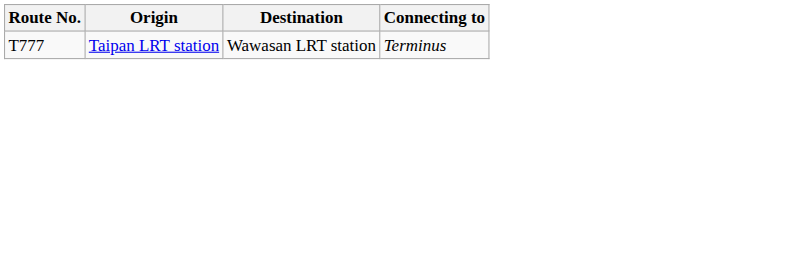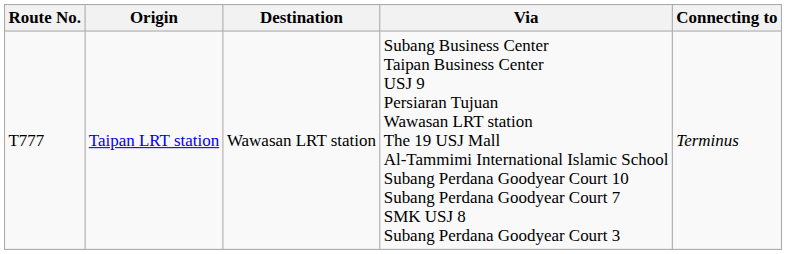+ column: (526, 17)
